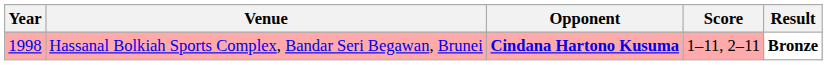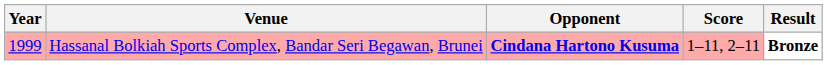(25, 45) 1998 -> (25, 45) 1999
